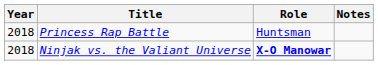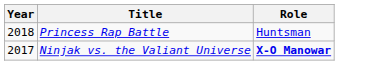- column: (354, 14)
(21, 51) 2018 -> (21, 51) 2017
